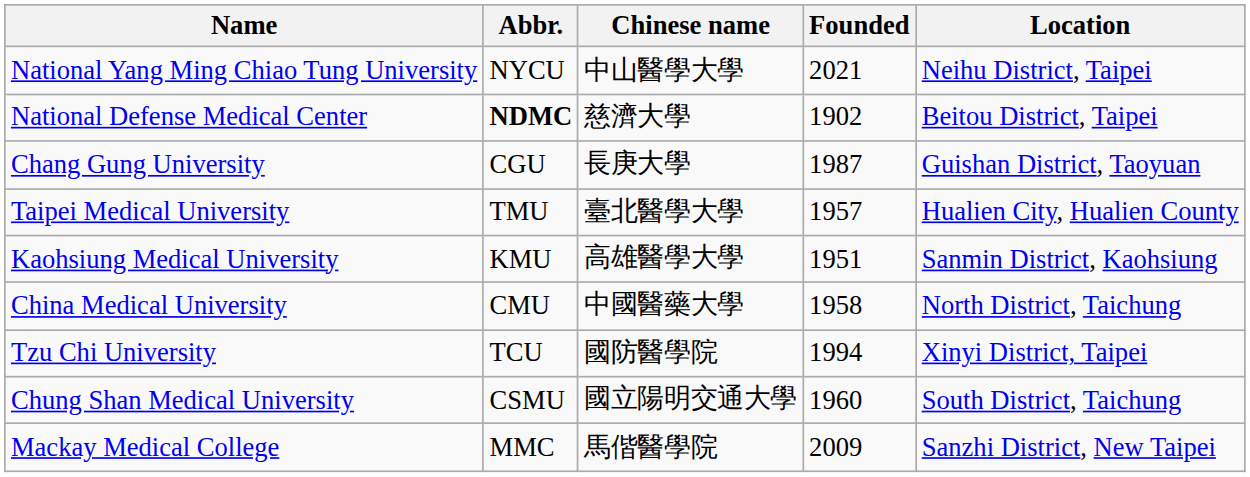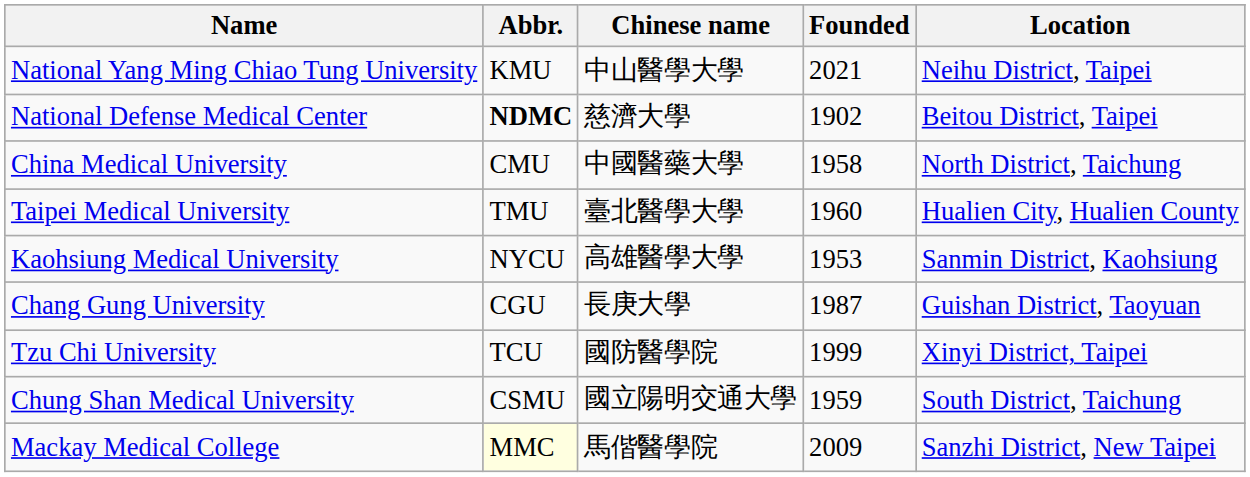(527, 70) NYCU -> (521, 70) KMU
rows swapped: (138, 164) <-> (149, 305)
(836, 211) 1957 -> (836, 211) 1960
(521, 258) KMU -> (527, 258) NYCU
(836, 258) 1951 -> (836, 258) 1953
(836, 352) 1994 -> (836, 352) 1999
(836, 399) 1960 -> (836, 399) 1959
(522, 446) no background -> (522, 446) lightyellow background
